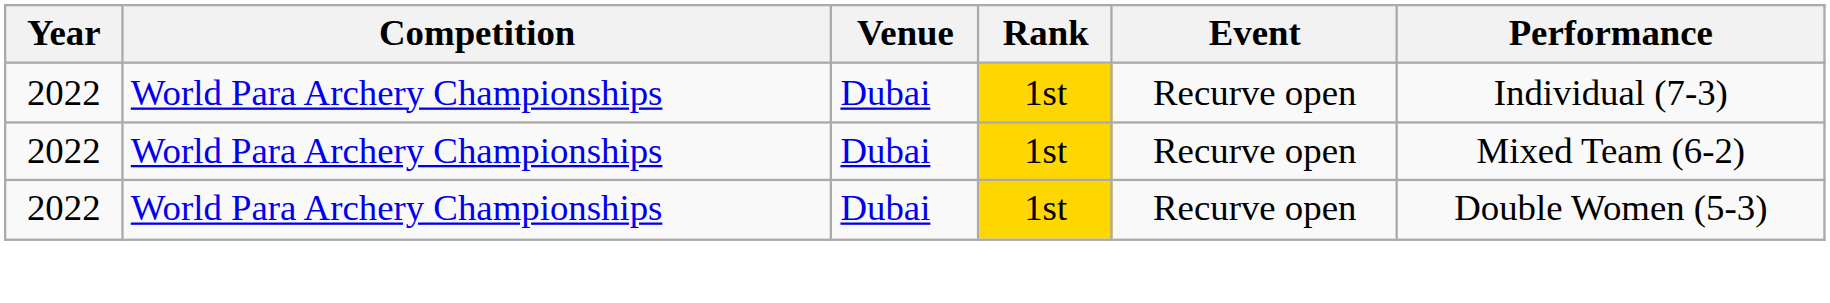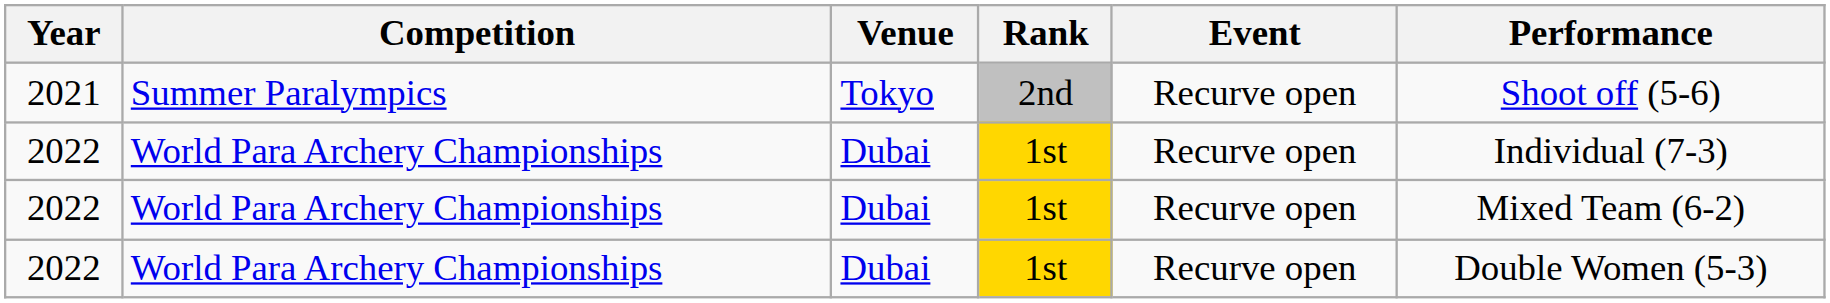+ row: (64, 92)
